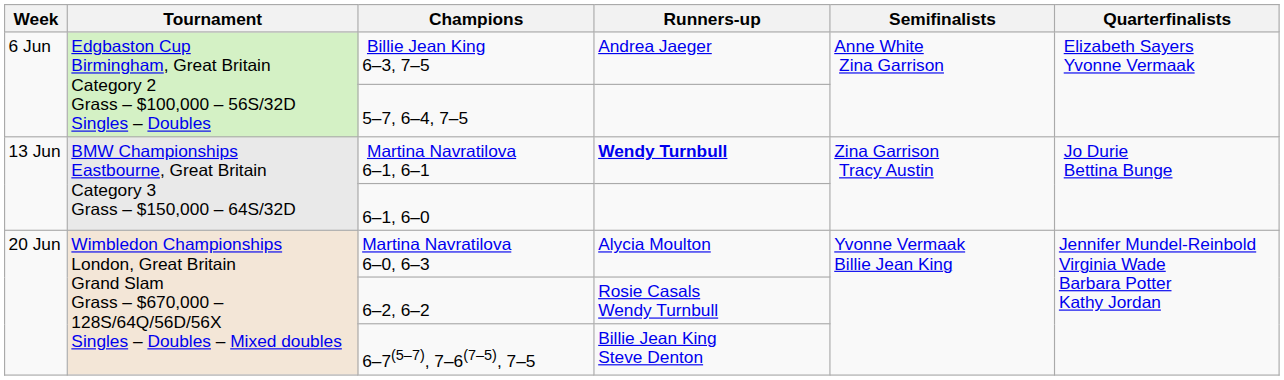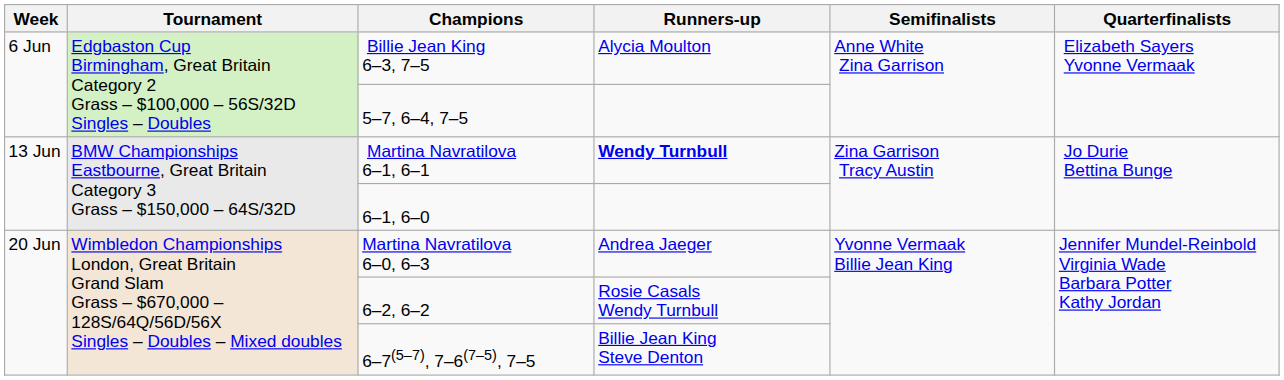(655, 46) Andrea Jaeger -> (654, 46) Alycia Moulton
(654, 244) Alycia Moulton -> (655, 244) Andrea Jaeger
